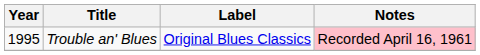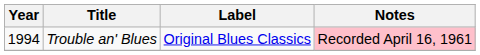(24, 38) 1995 -> (24, 38) 1994
